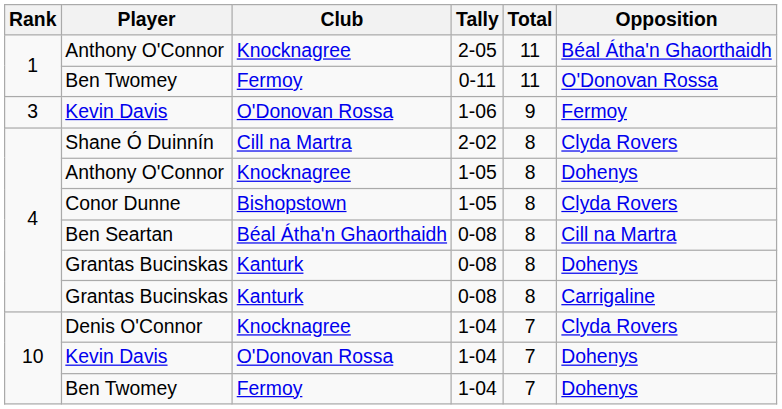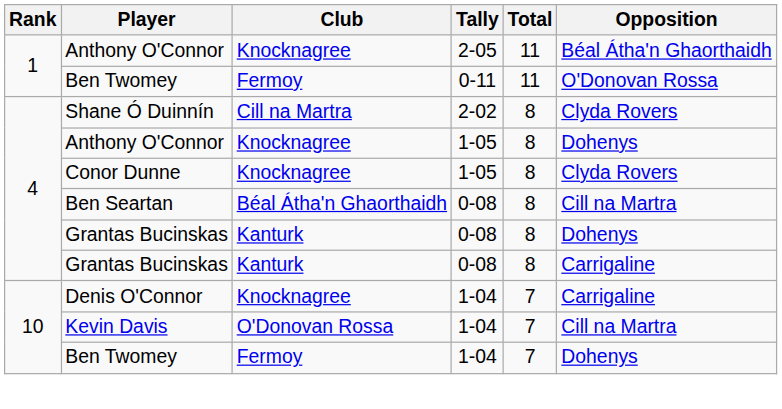- row: (116, 111)
(292, 204) Bishopstown -> (294, 173) Knocknagree
(619, 326) Clyda Rovers -> (608, 296) Carrigaline
(600, 357) Dohenys -> (619, 326) Cill na Martra
